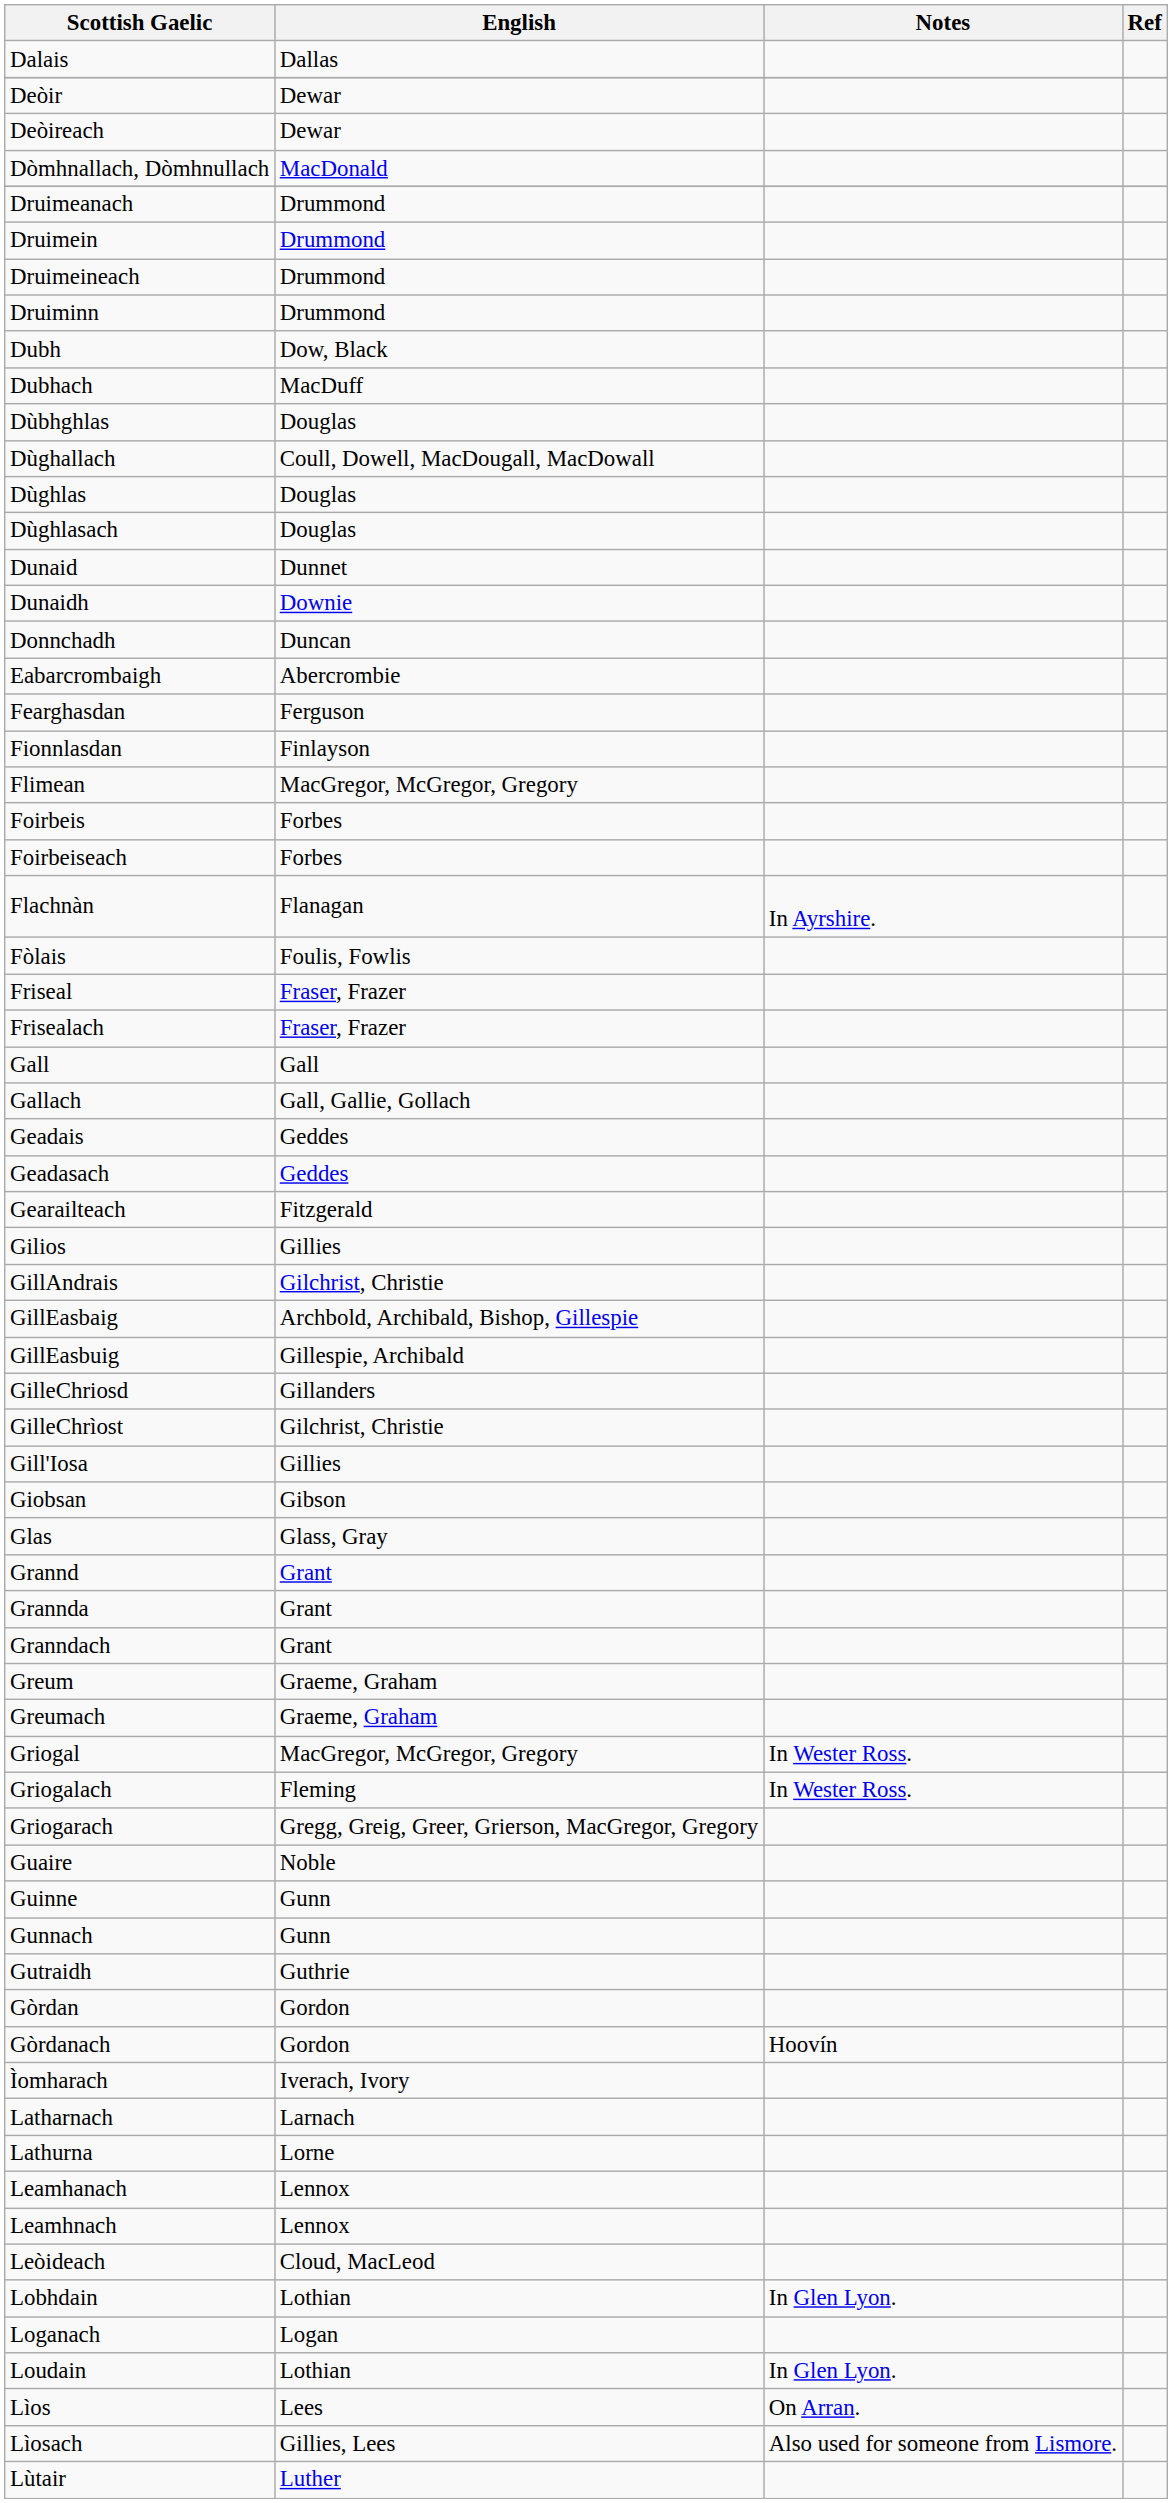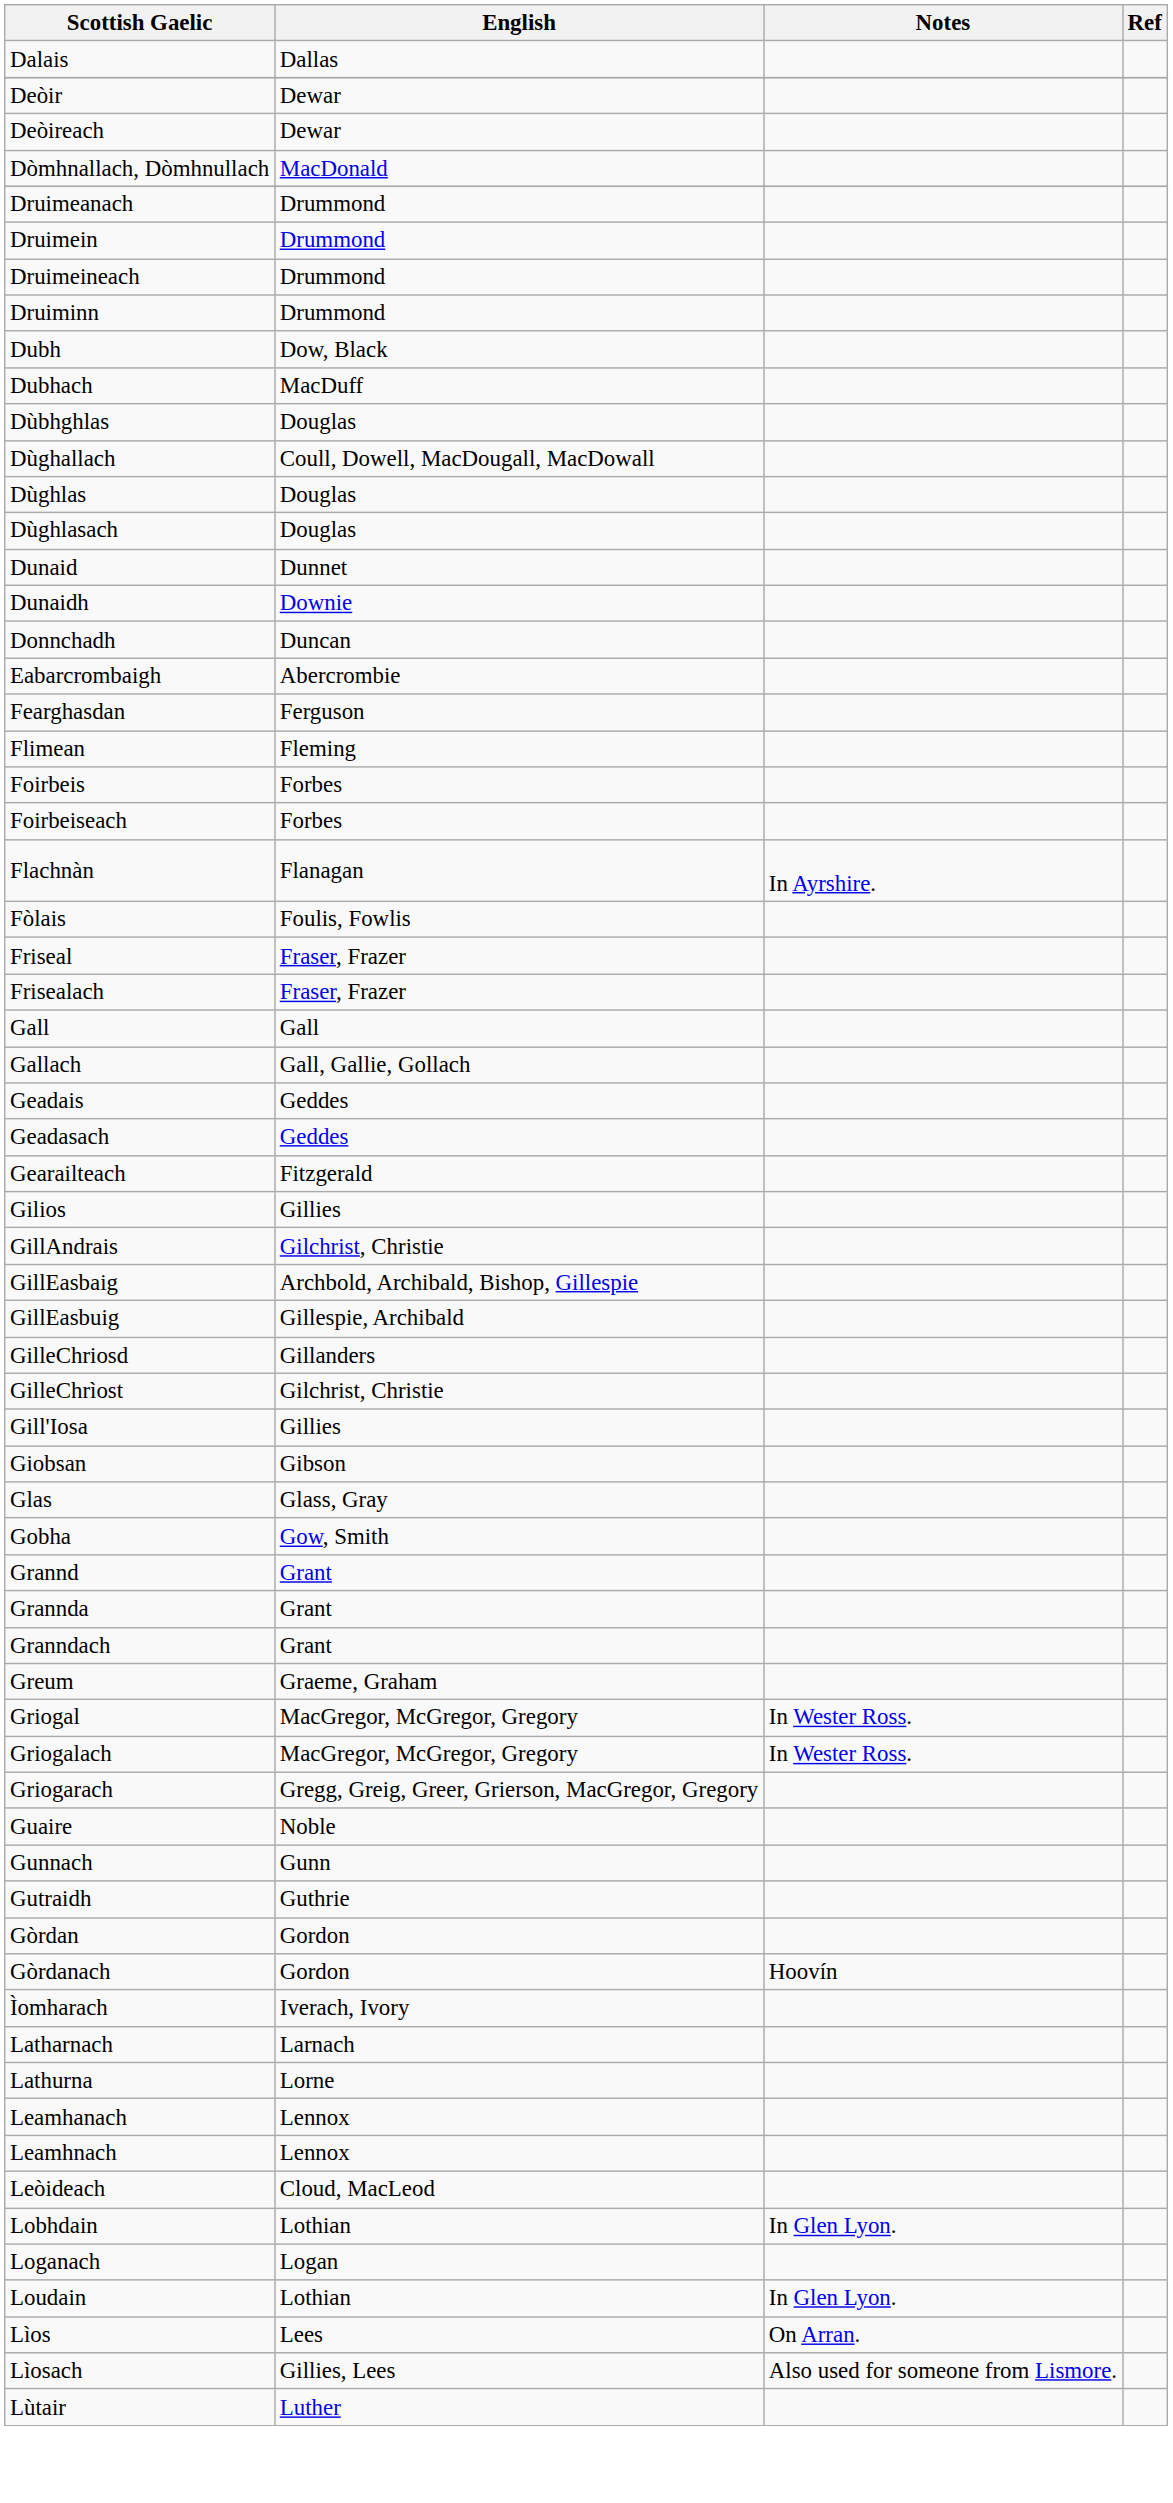- row: (66, 748)
(429, 784) MacGregor, McGregor, Gregory -> (318, 748) Fleming
+ row: (40, 1536)
- row: (58, 1717)
(318, 1790) Fleming -> (429, 1753) MacGregor, McGregor, Gregory
- row: (44, 1898)
